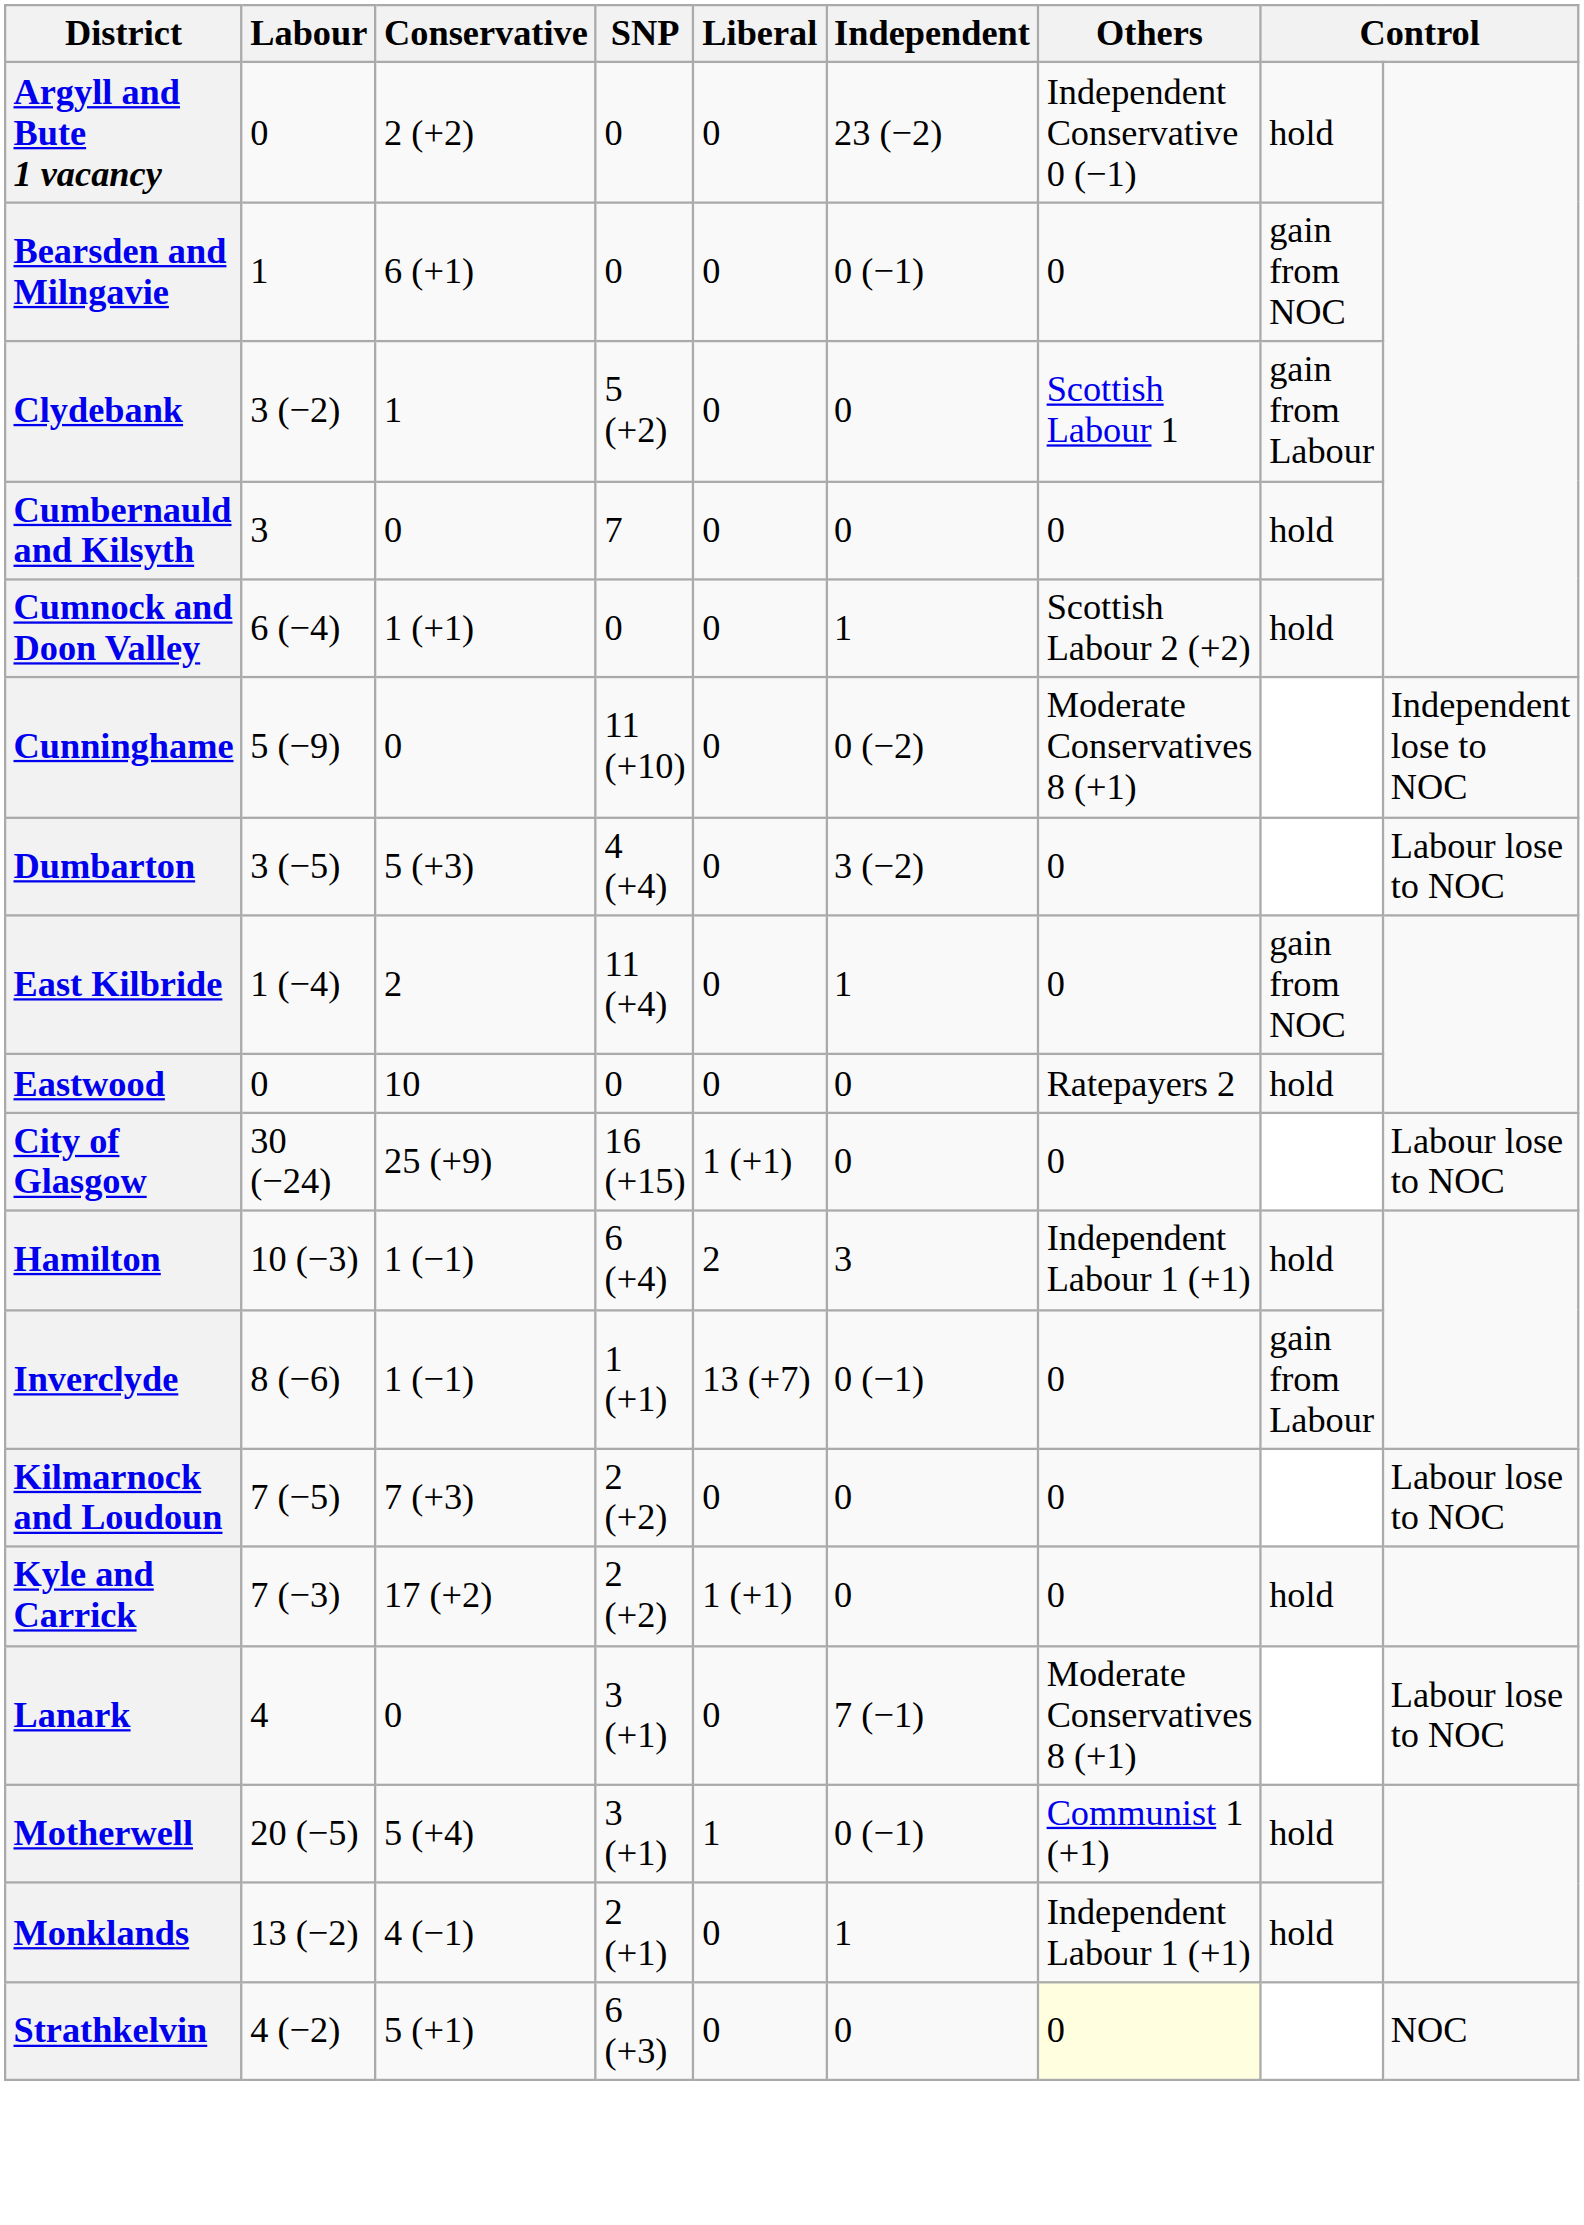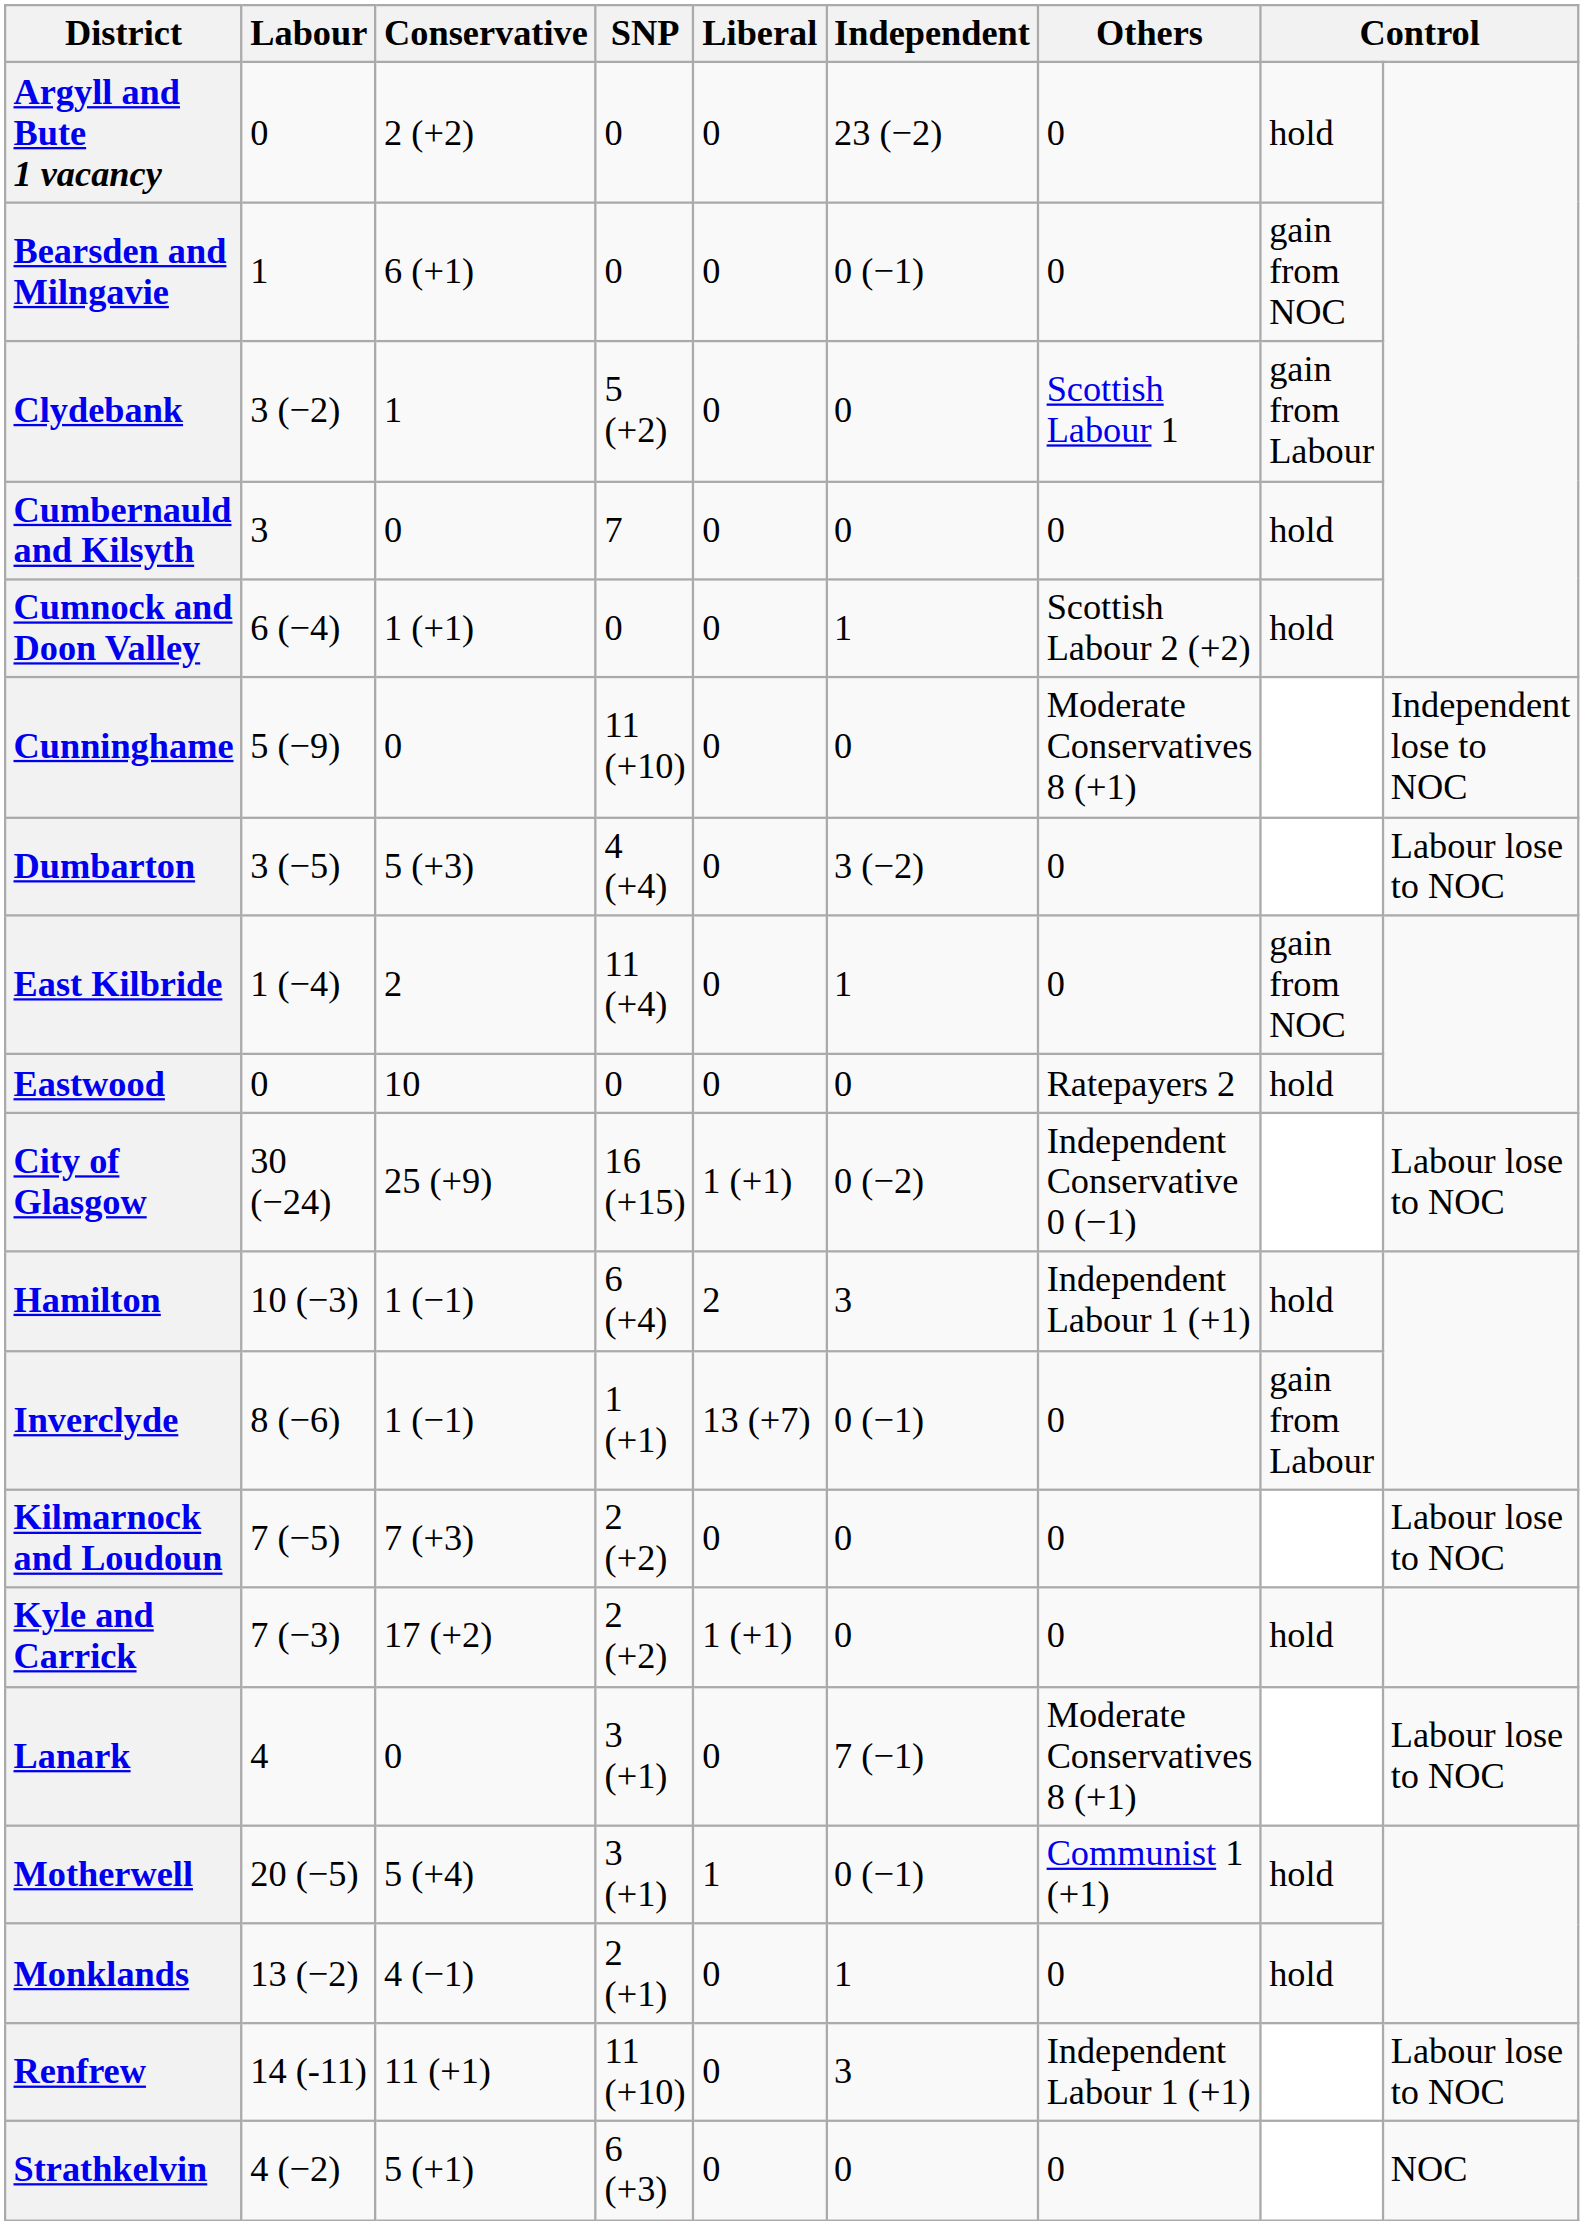(1142, 131) Independent Conservative 0 (−1) -> (1056, 131) 0
(879, 746) 0 (−2) -> (843, 746) 0
(843, 1160) 0 -> (879, 1181) 0 (−2)
(1056, 1160) 0 -> (1142, 1181) Independent Conservative 0 (−1)
(1149, 1931) Independent Labour 1 (+1) -> (1056, 1972) 0
+ row: (80, 2071)
(1056, 2030) lightyellow background -> (1056, 2169) no background
